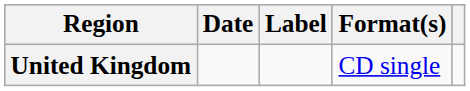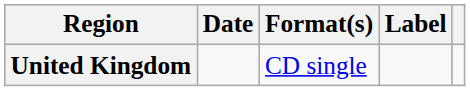columns swapped: (296, 24) <-> (392, 24)
